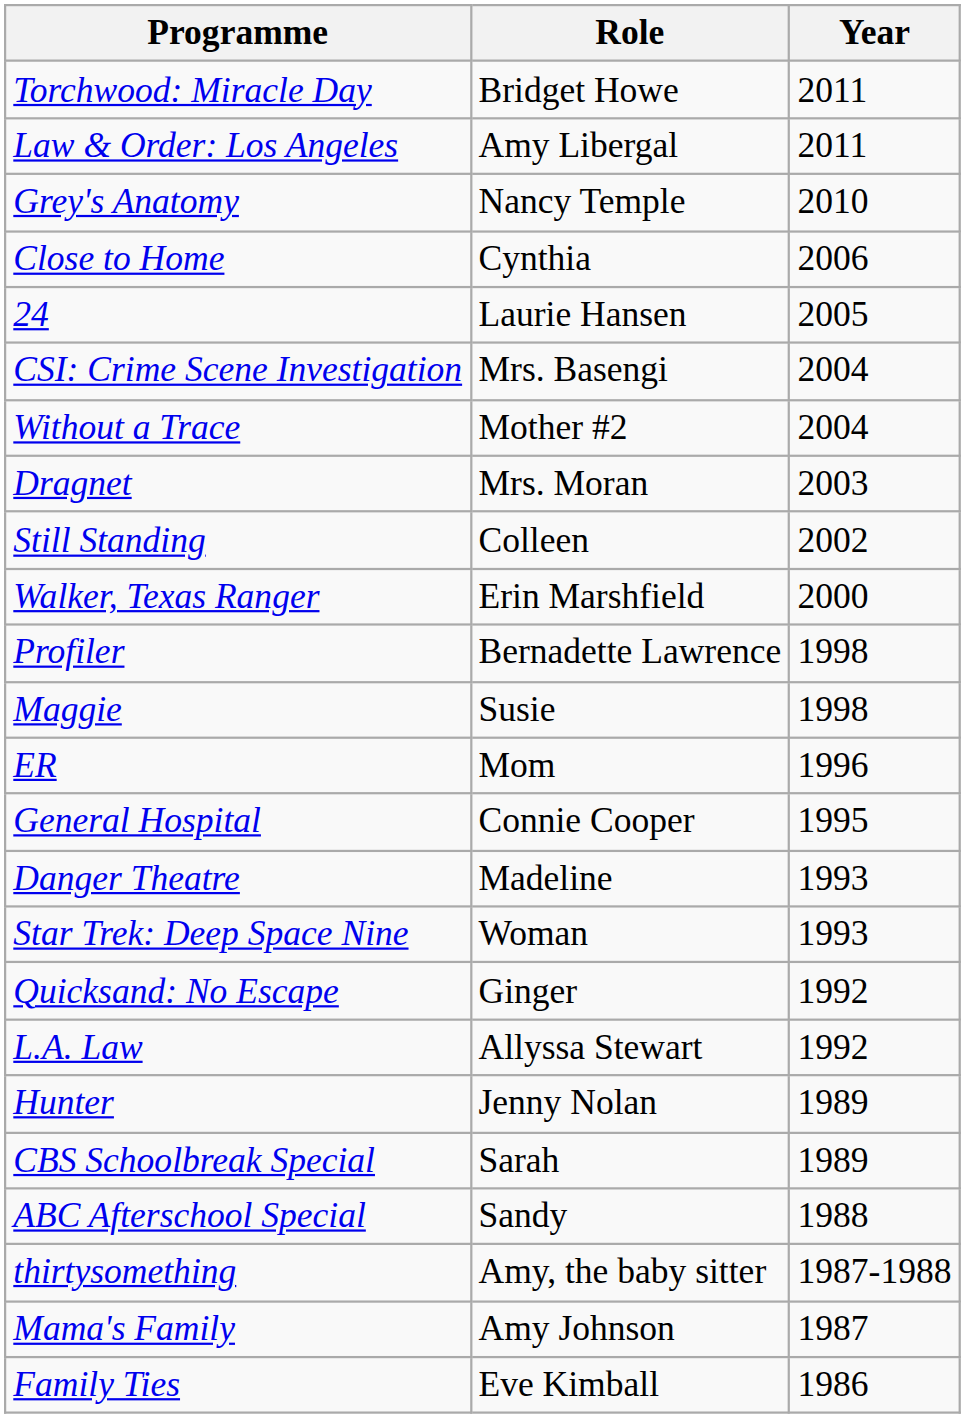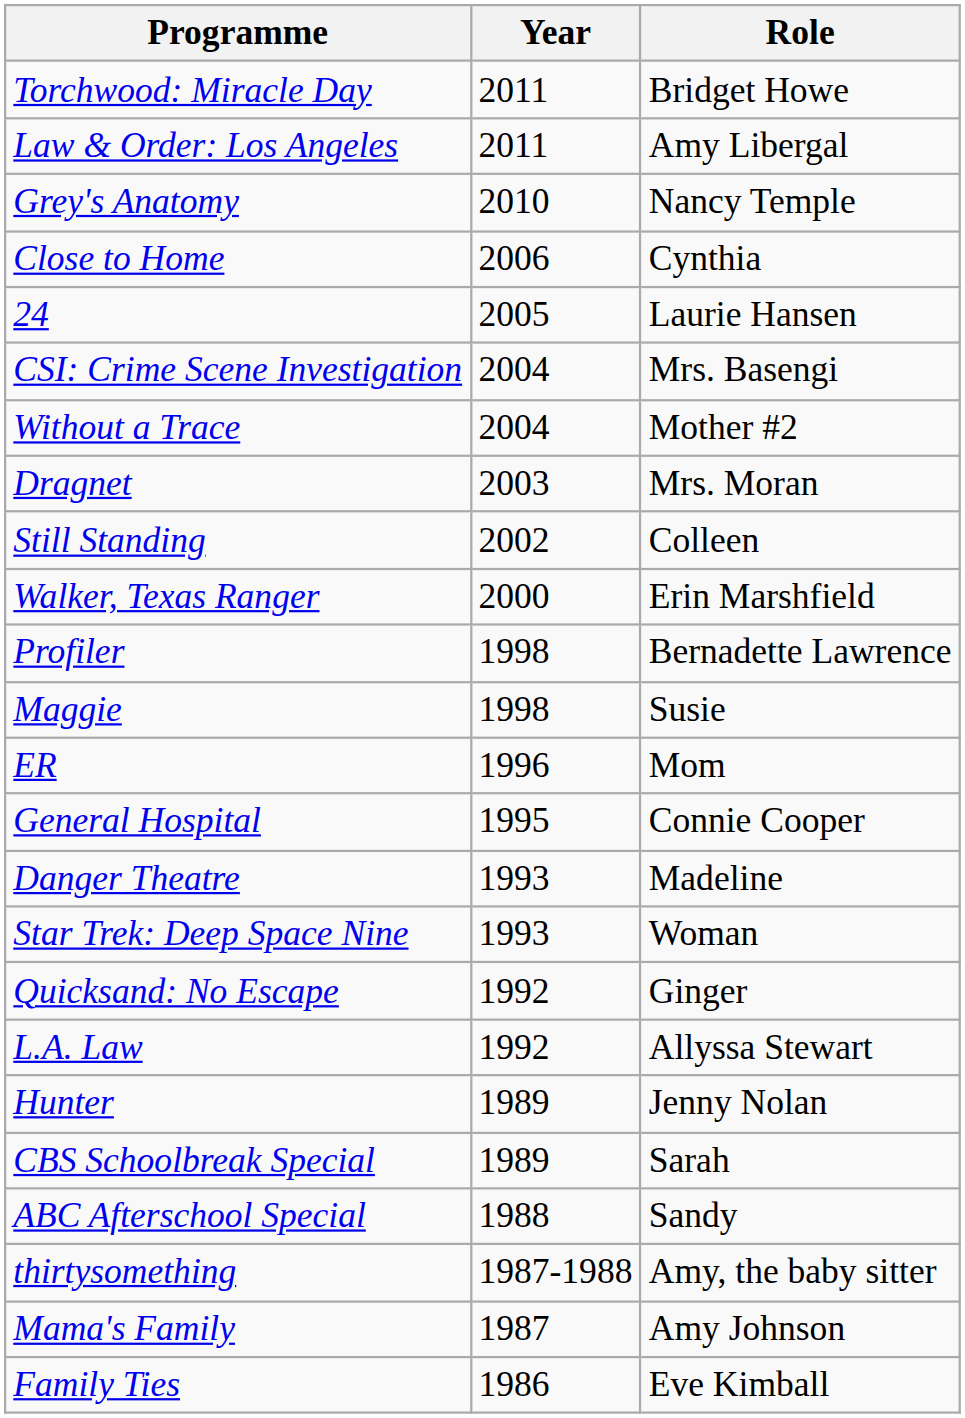columns swapped: (875, 32) <-> (630, 32)
